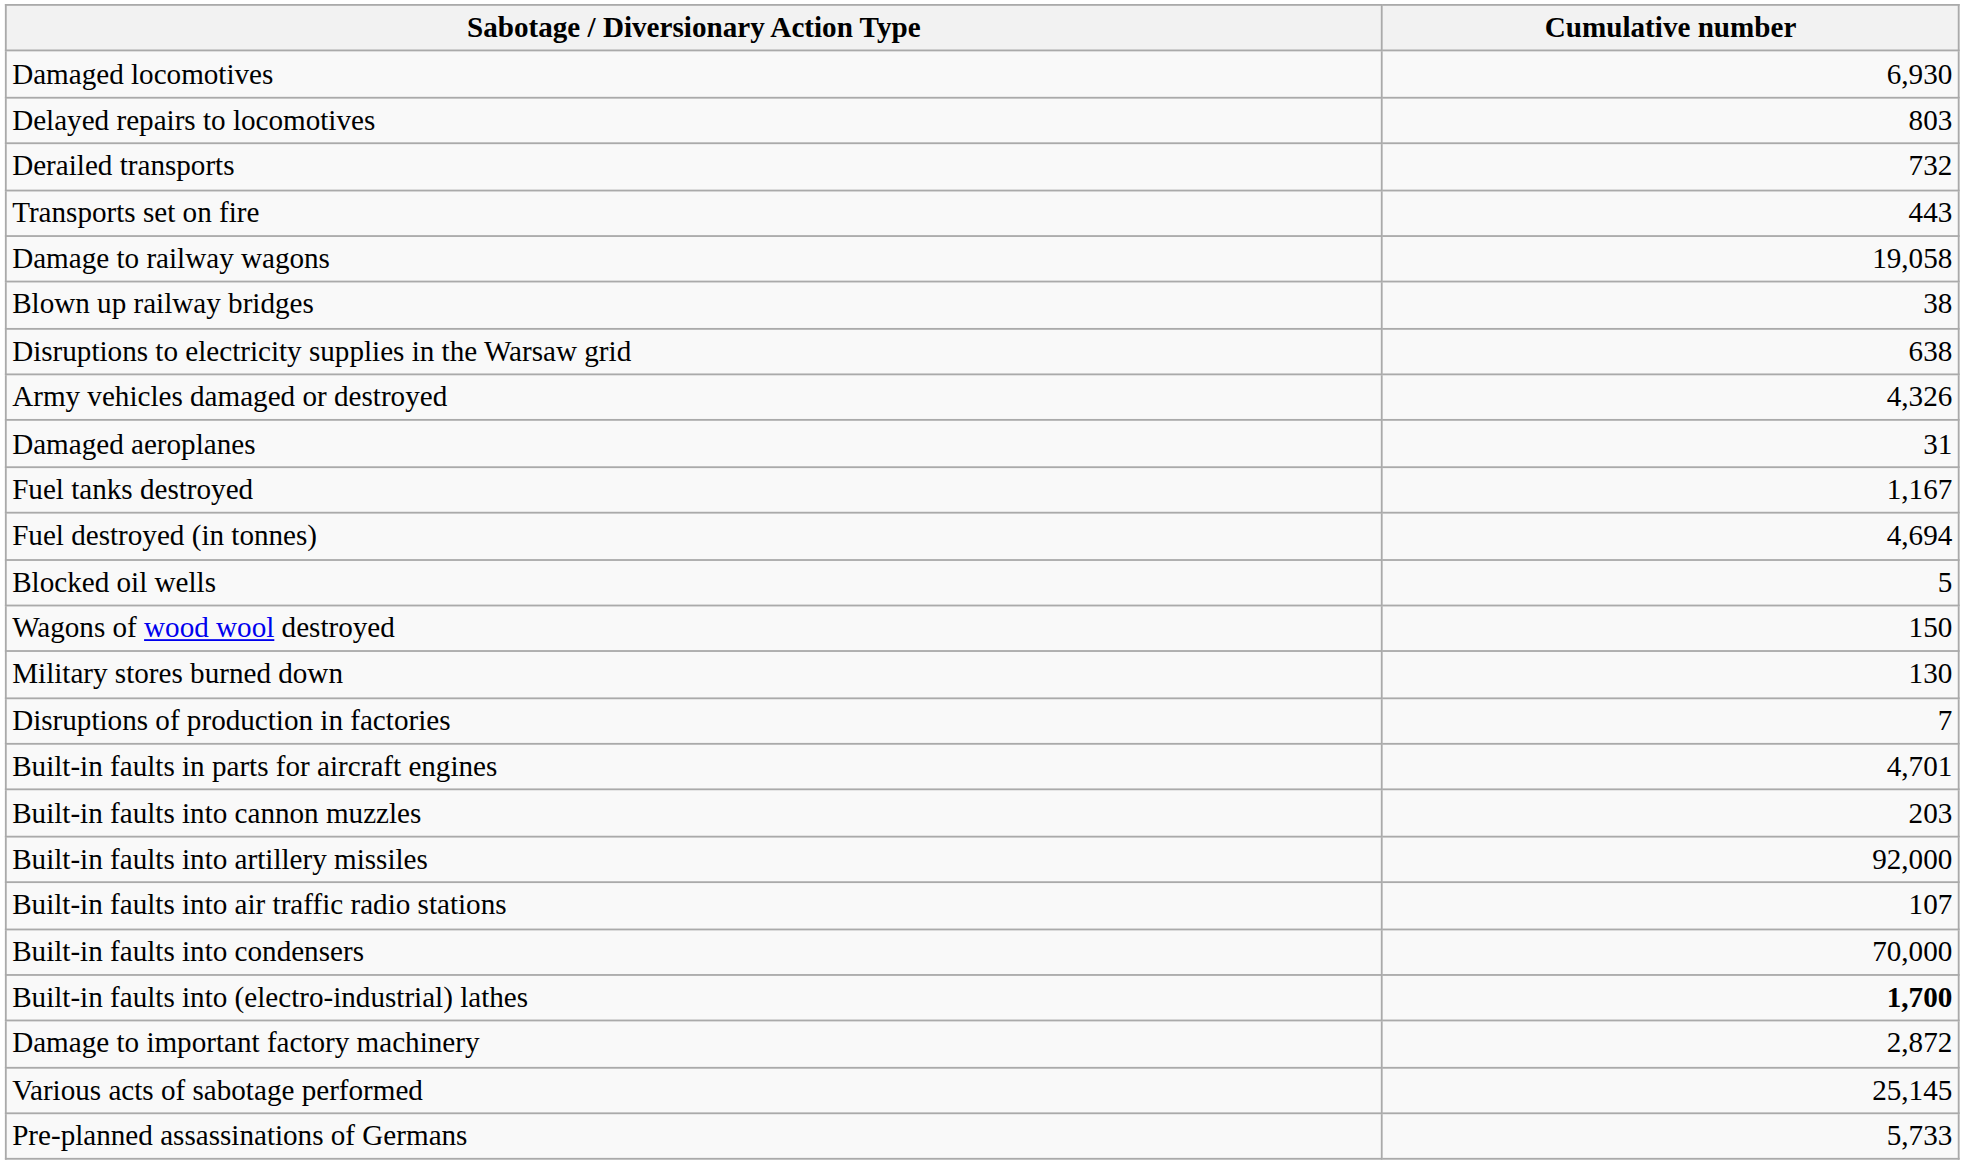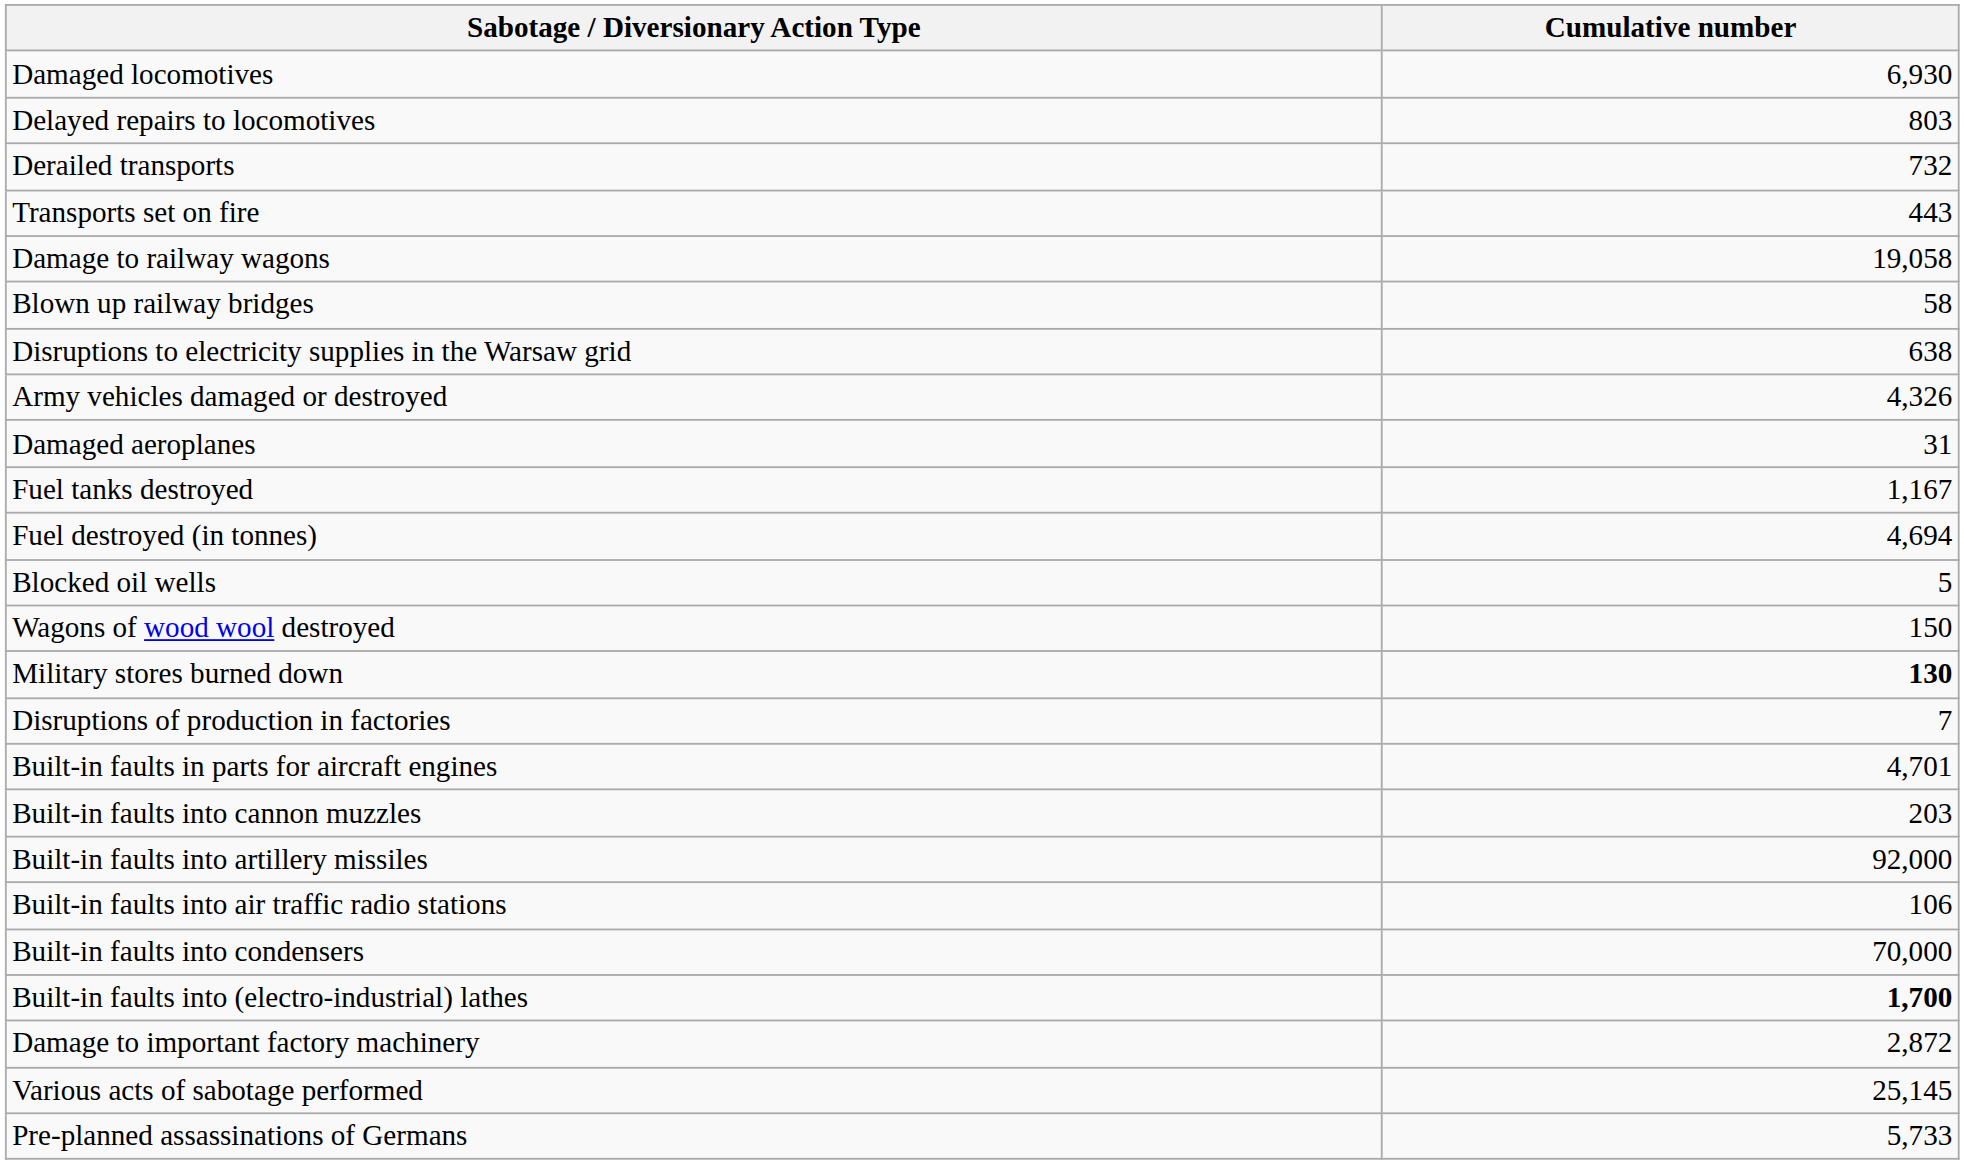(1938, 304) 38 -> (1938, 304) 58
(1930, 674) normal -> (1930, 674) bold
(1930, 905) 107 -> (1930, 905) 106
